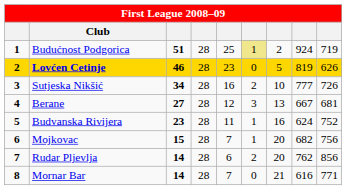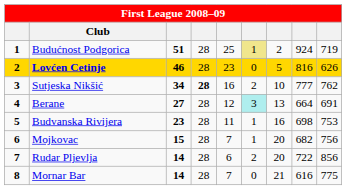(304, 67) 819 -> (304, 67) 816
(204, 85) normal -> (204, 85) bold
(329, 85) 726 -> (329, 85) 762
(254, 103) no background -> (254, 103) paleturquoise background
(304, 103) 667 -> (304, 103) 664
(329, 103) 681 -> (329, 103) 691
(304, 121) 624 -> (304, 121) 698
(329, 121) 752 -> (329, 121) 753
(304, 157) 762 -> (304, 157) 722
(329, 175) 771 -> (329, 175) 775
